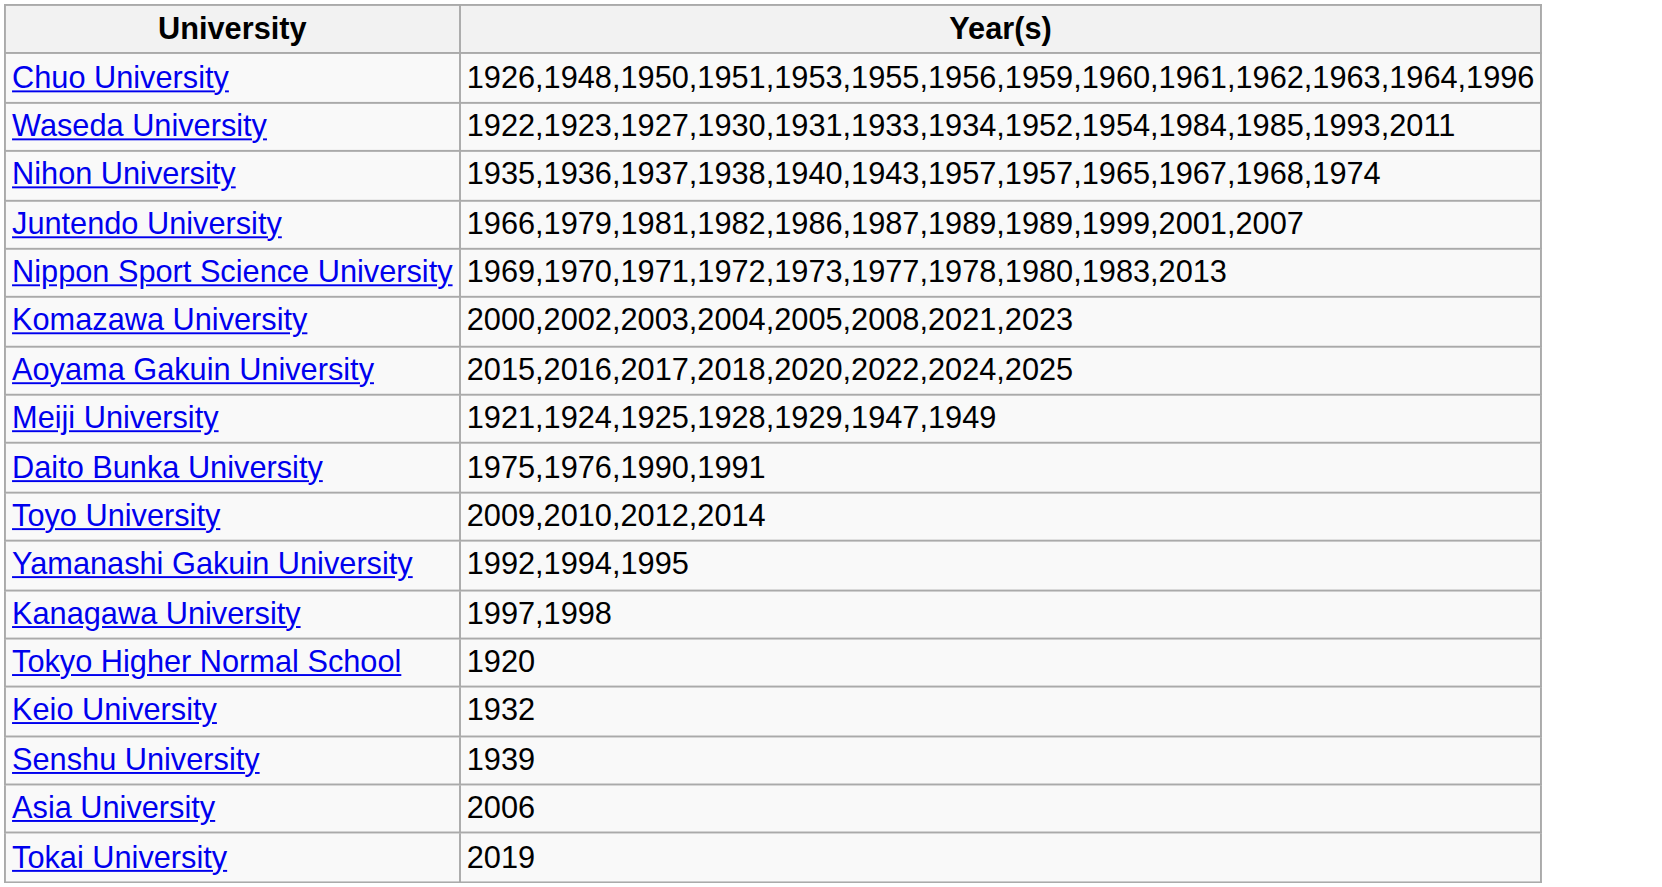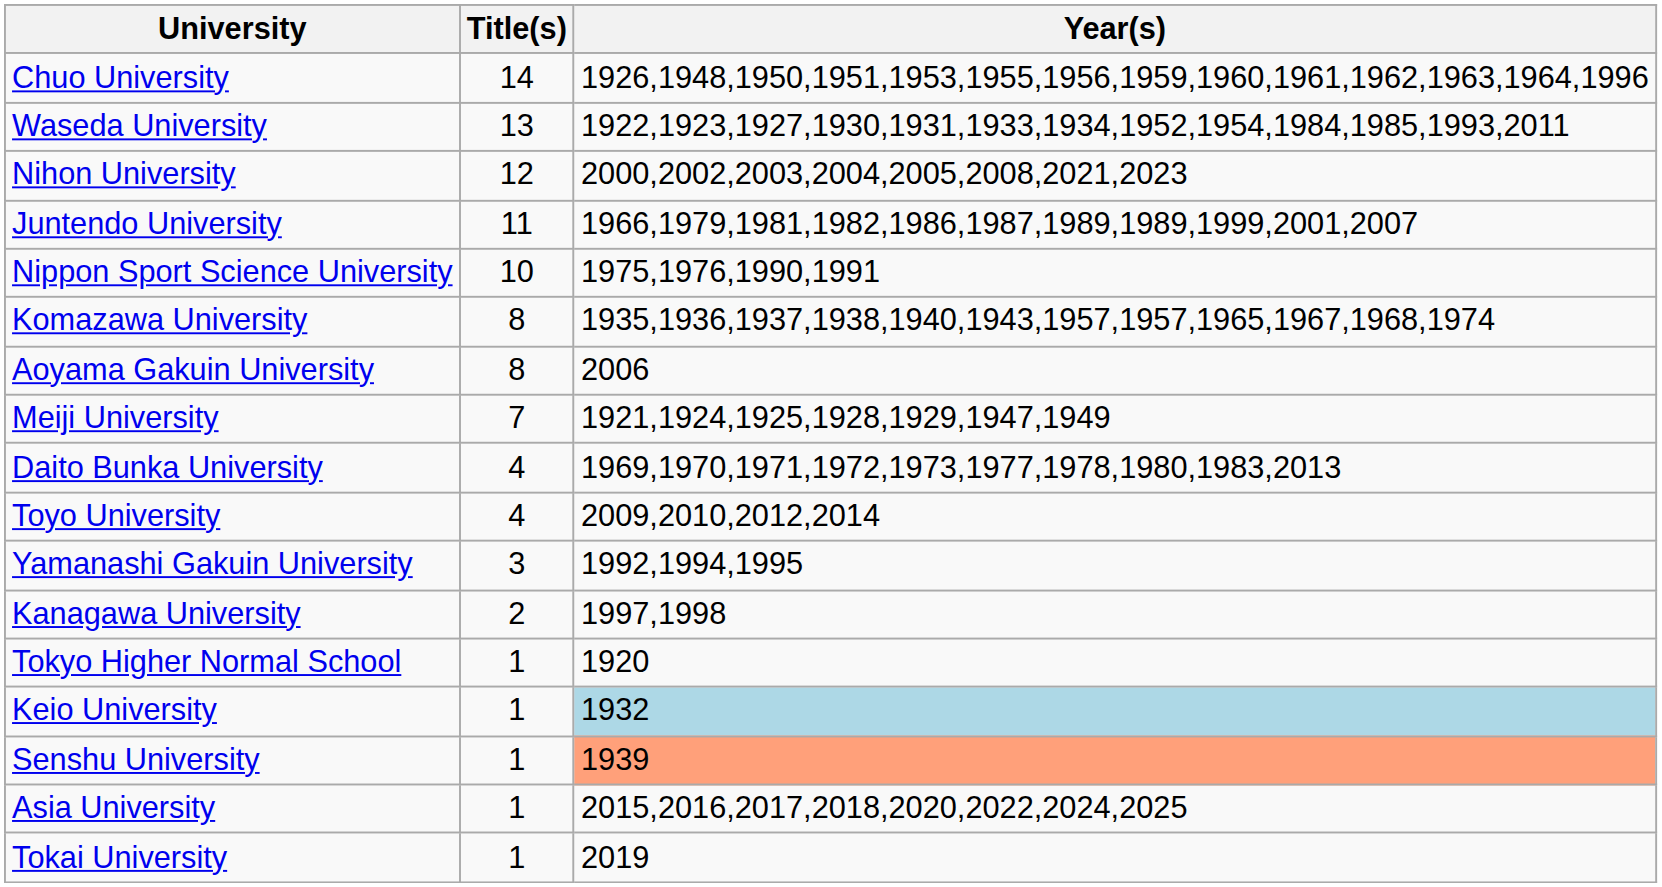+ column: (517, 28)
(924, 175) 1935,1936,1937,1938,1940,1943,1957,1957,1965,1967,1968,1974 -> (884, 175) 2000,2002,2003,2004,2005,2008,2021,2023
(847, 272) 1969,1970,1971,1972,1973,1977,1978,1980,1983,2013 -> (731, 272) 1975,1976,1990,1991
(770, 321) 2000,2002,2003,2004,2005,2008,2021,2023 -> (1038, 321) 1935,1936,1937,1938,1940,1943,1957,1957,1965,1967,1968,1974
(770, 369) 2015,2016,2017,2018,2020,2022,2024,2025 -> (615, 369) 2006
(616, 467) 1975,1976,1990,1991 -> (961, 467) 1969,1970,1971,1972,1973,1977,1978,1980,1983,2013
(501, 710) no background -> (615, 710) lightblue background
(501, 759) no background -> (615, 759) lightsalmon background
(501, 808) 2006 -> (884, 808) 2015,2016,2017,2018,2020,2022,2024,2025
